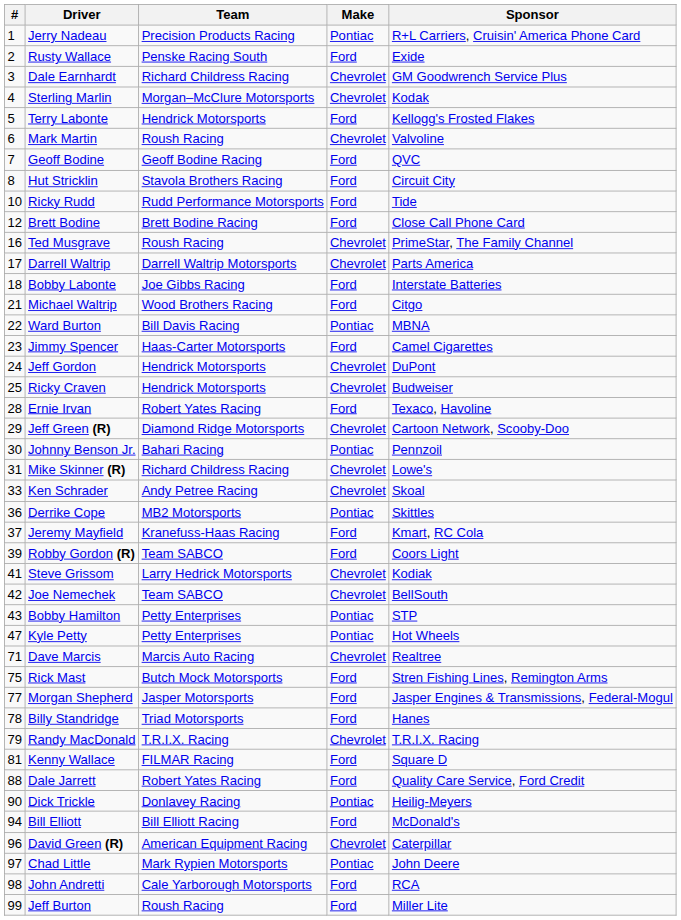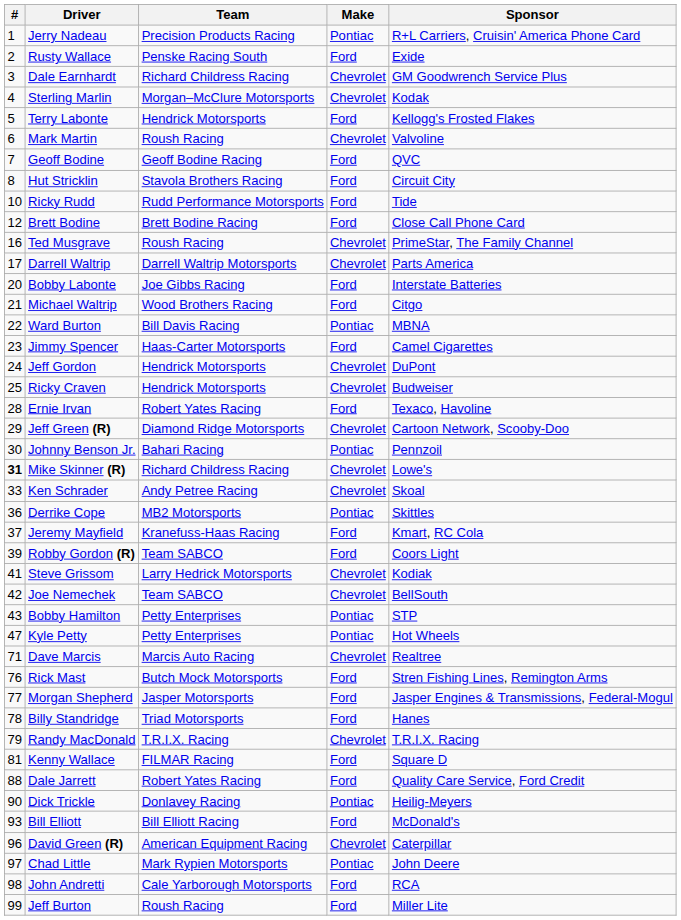(15, 284) 18 -> (15, 284) 20
(15, 470) normal -> (15, 470) bold
(15, 677) 75 -> (15, 677) 76
(15, 822) 94 -> (15, 822) 93
